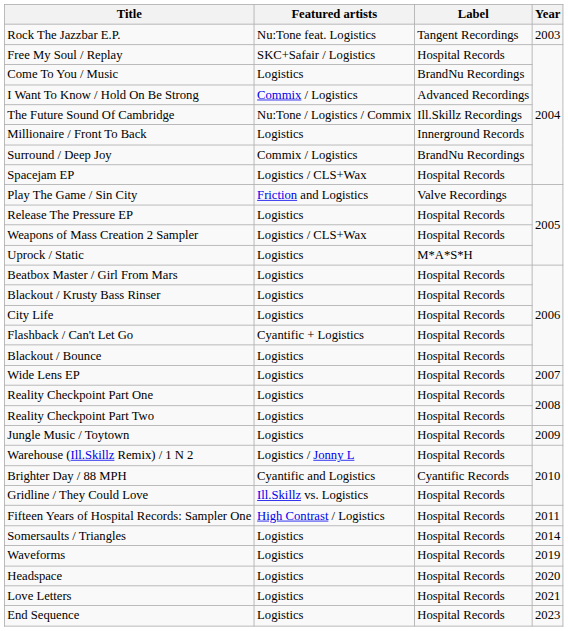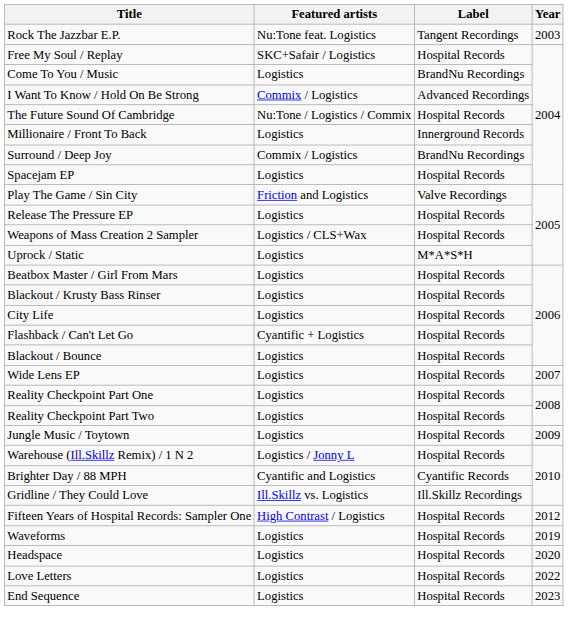(470, 114) Ill.Skillz Recordings -> (461, 114) Hospital Records
(312, 174) Logistics / CLS+Wax -> (280, 174) Logistics
(461, 495) Hospital Records -> (470, 495) Ill.Skillz Recordings
(547, 515) 2011 -> (548, 515) 2012
- row: (67, 535)
(548, 595) 2021 -> (548, 575) 2022
